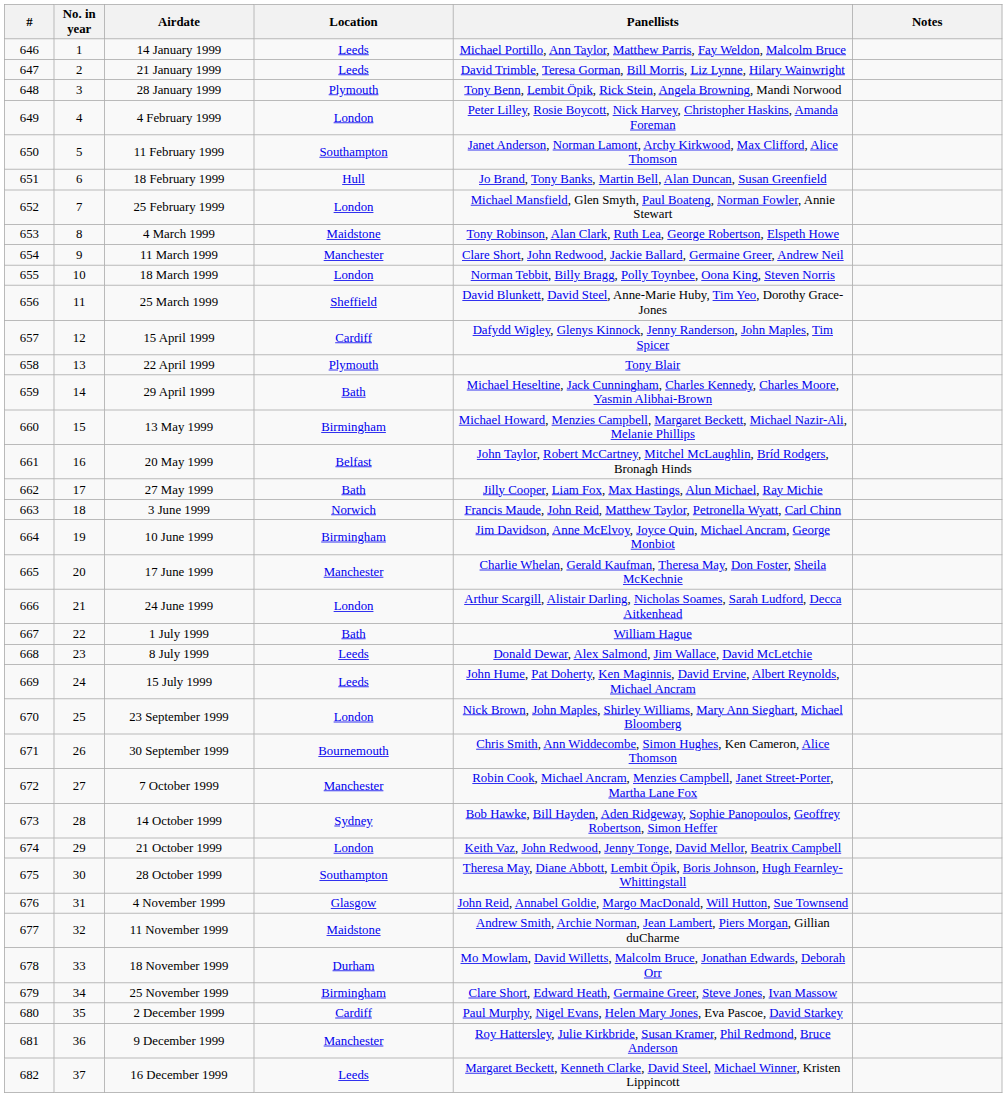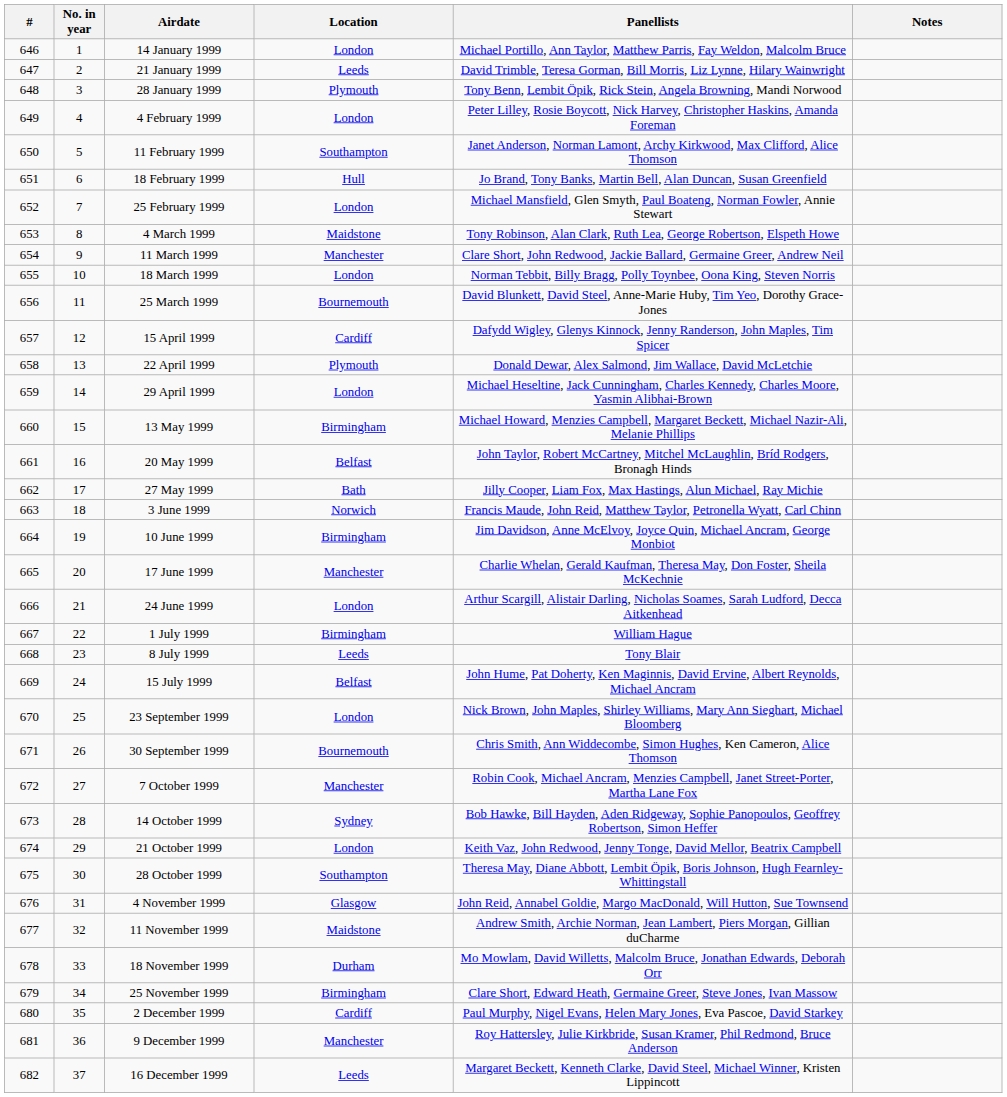(354, 49) Leeds -> (354, 49) London
(354, 302) Sheffield -> (354, 302) Bournemouth
(653, 364) Tony Blair -> (653, 364) Donald Dewar, Alex Salmond, Jim Wallace, David McLetchie
(354, 392) Bath -> (354, 392) London
(354, 634) Bath -> (354, 634) Birmingham
(653, 654) Donald Dewar, Alex Salmond, Jim Wallace, David McLetchie -> (653, 654) Tony Blair
(354, 681) Leeds -> (354, 681) Belfast
